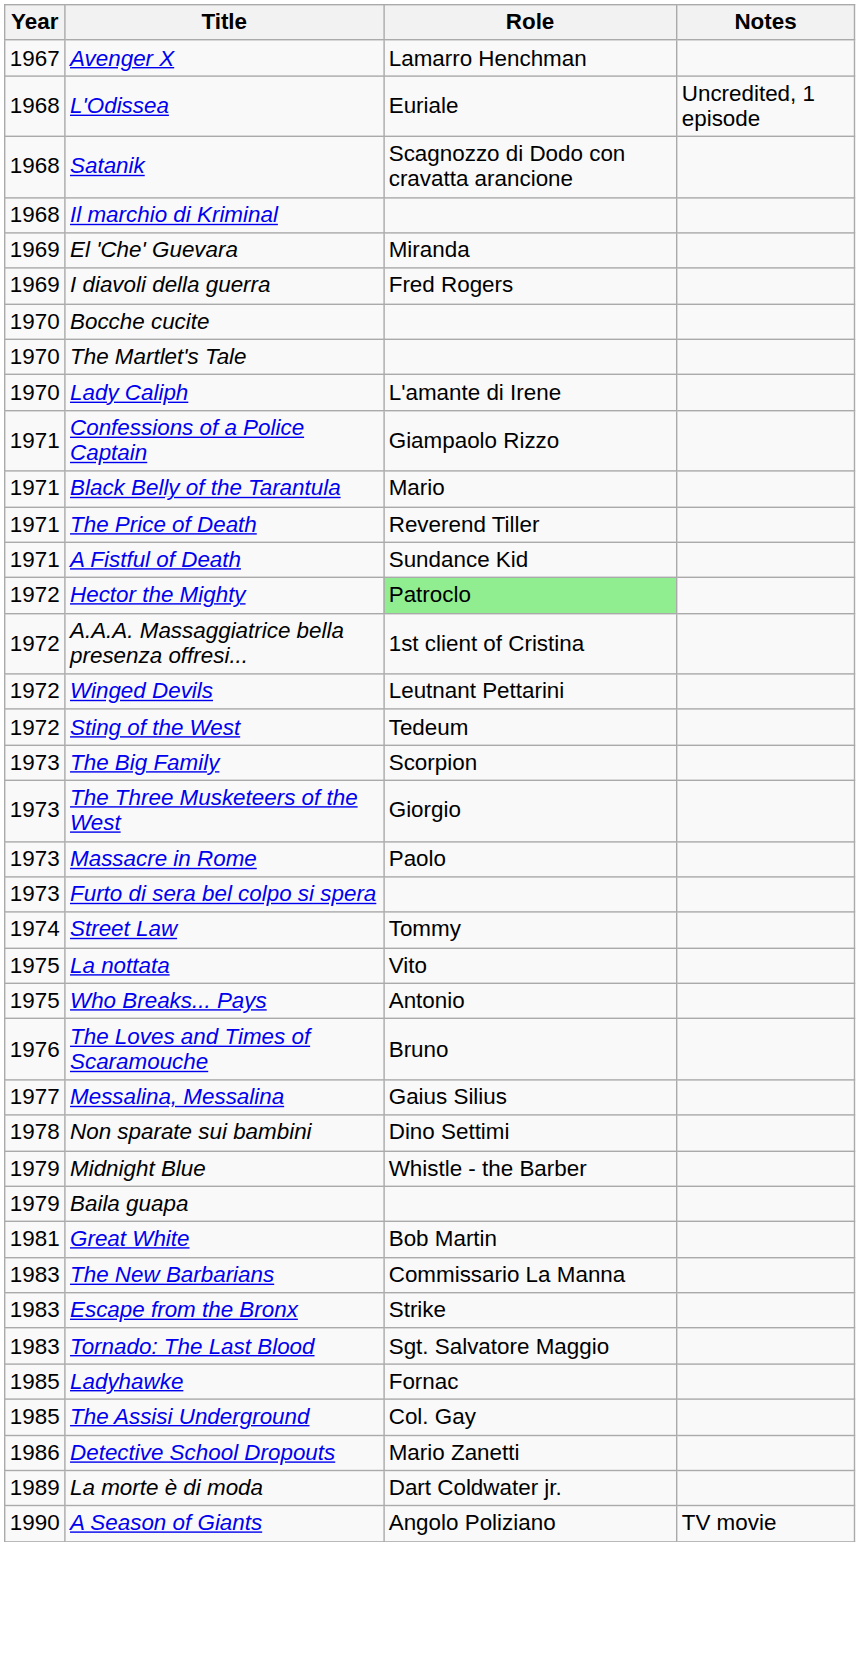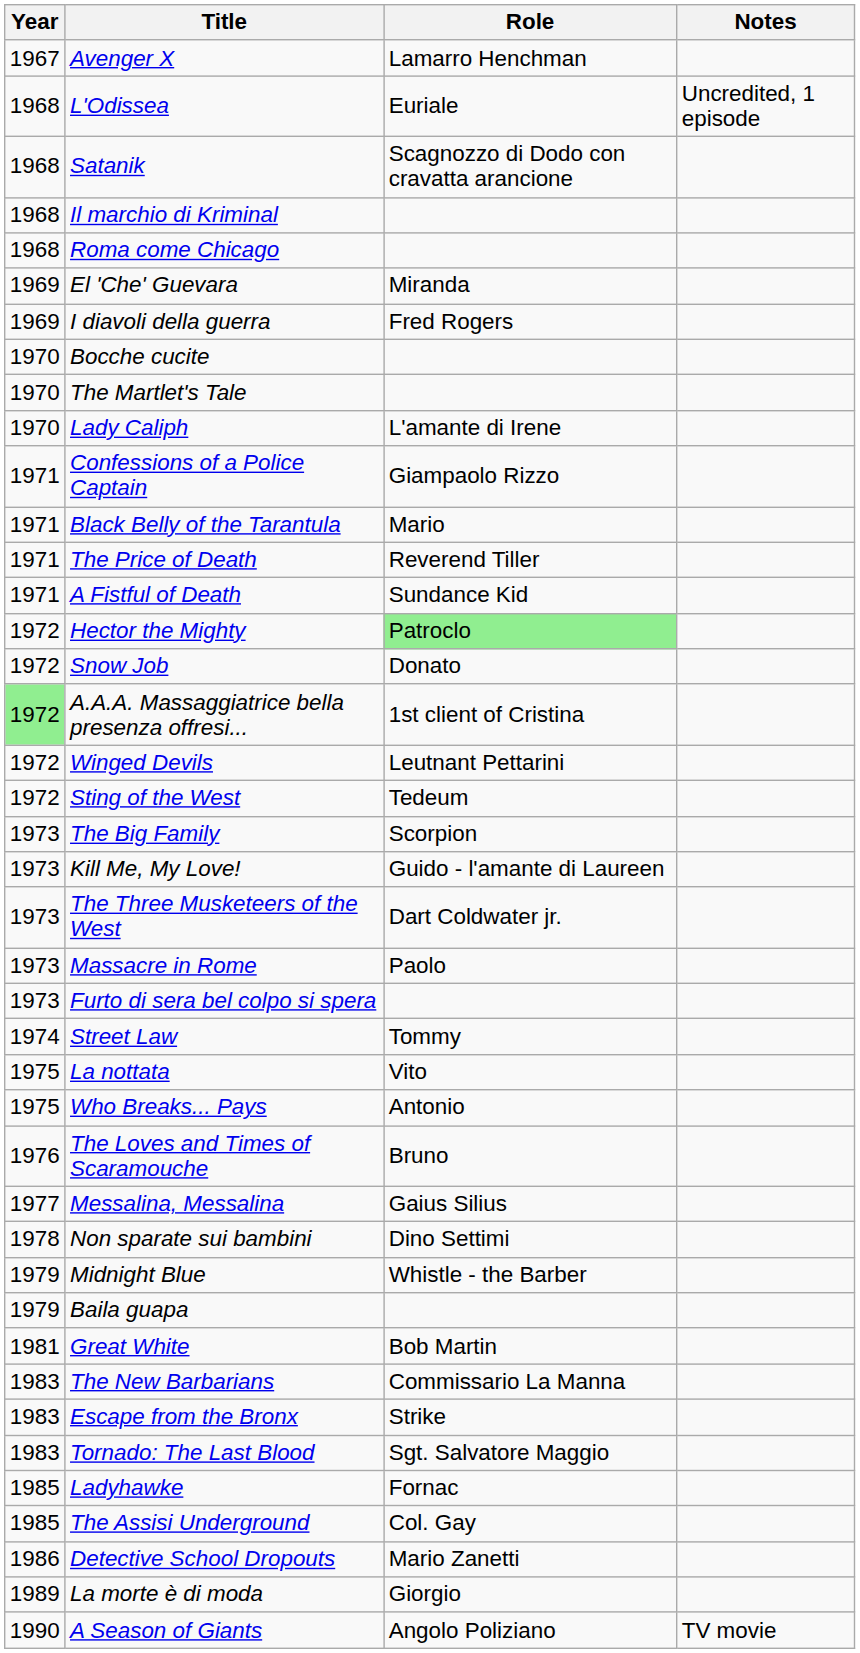+ row: (175, 250)
+ row: (119, 666)
(35, 643) no background -> (35, 714) lightgreen background
+ row: (155, 869)
(425, 810) Giorgio -> (475, 917) Dart Coldwater jr.
(475, 1487) Dart Coldwater jr. -> (425, 1594) Giorgio
